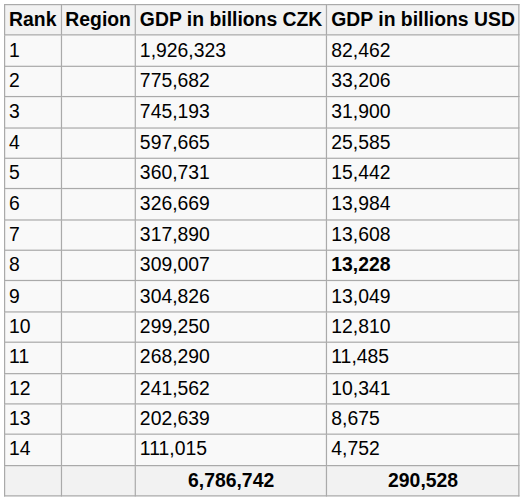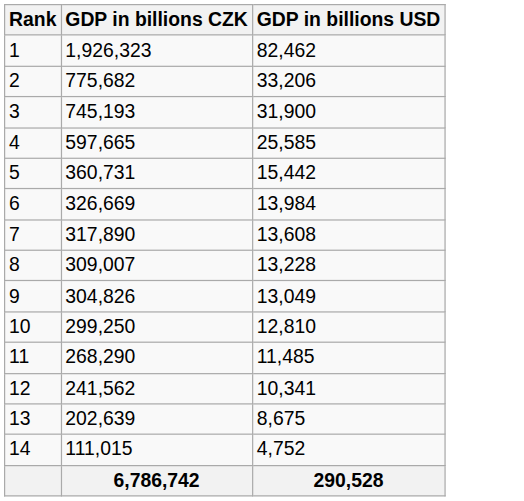- column: (98, 19)
(361, 265) bold -> (286, 265) normal
